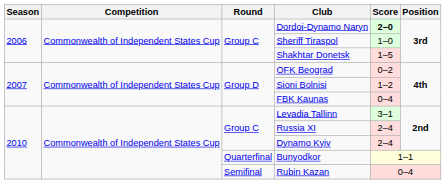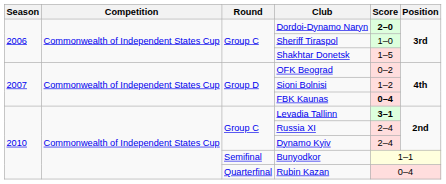(385, 99) normal -> (385, 99) bold
(385, 114) normal -> (385, 114) bold
(248, 158) Quarterfinal -> (243, 158) Semifinal
(243, 172) Semifinal -> (248, 172) Quarterfinal
